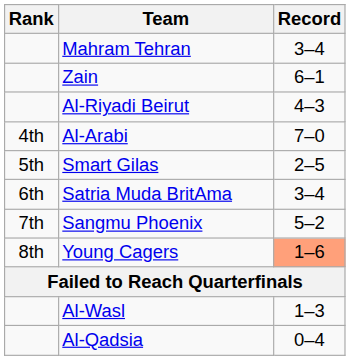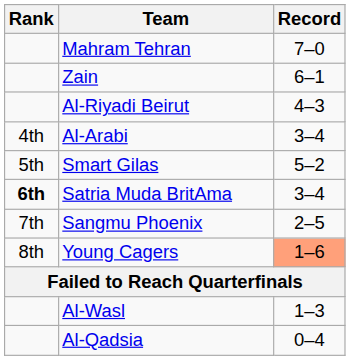(309, 48) 3–4 -> (309, 48) 7–0
(309, 135) 7–0 -> (309, 135) 3–4
(309, 164) 2–5 -> (309, 164) 5–2
(31, 194) normal -> (31, 194) bold
(309, 223) 5–2 -> (309, 223) 2–5
